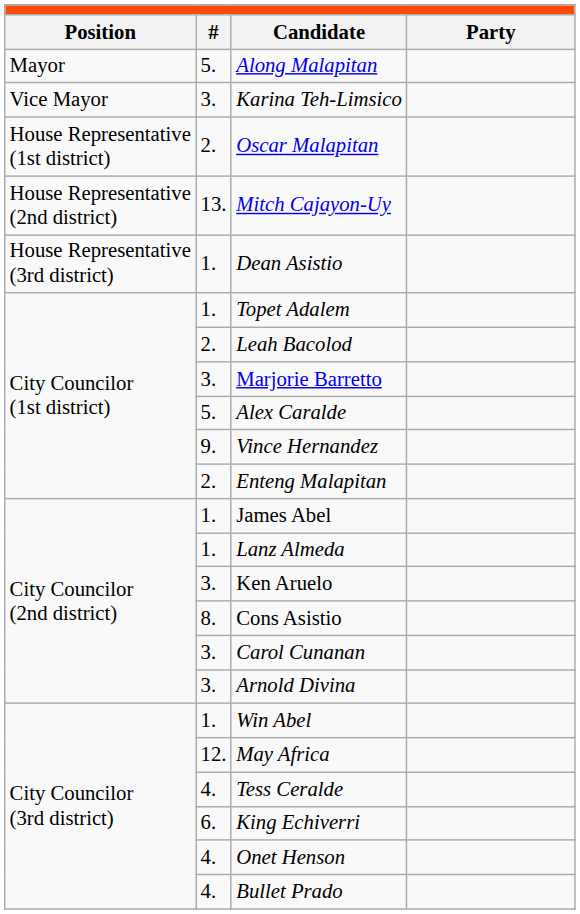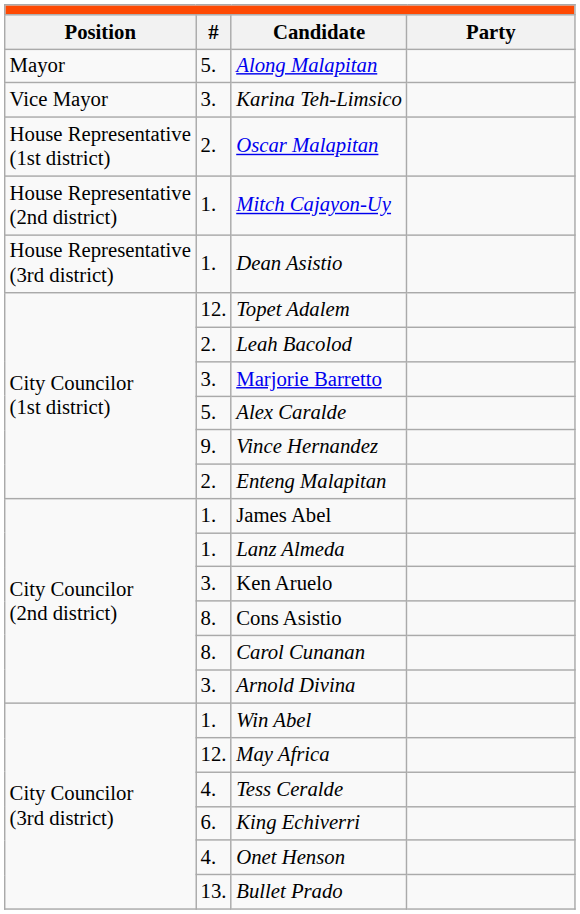(214, 205) 13. -> (208, 205) 1.
(208, 310) 1. -> (214, 310) 12.
(208, 652) 3. -> (208, 652) 8.
(208, 891) 4. -> (214, 891) 13.
